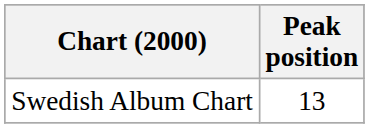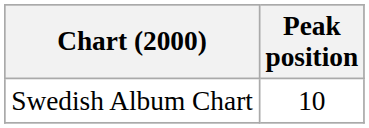(312, 100) 13 -> (312, 100) 10
